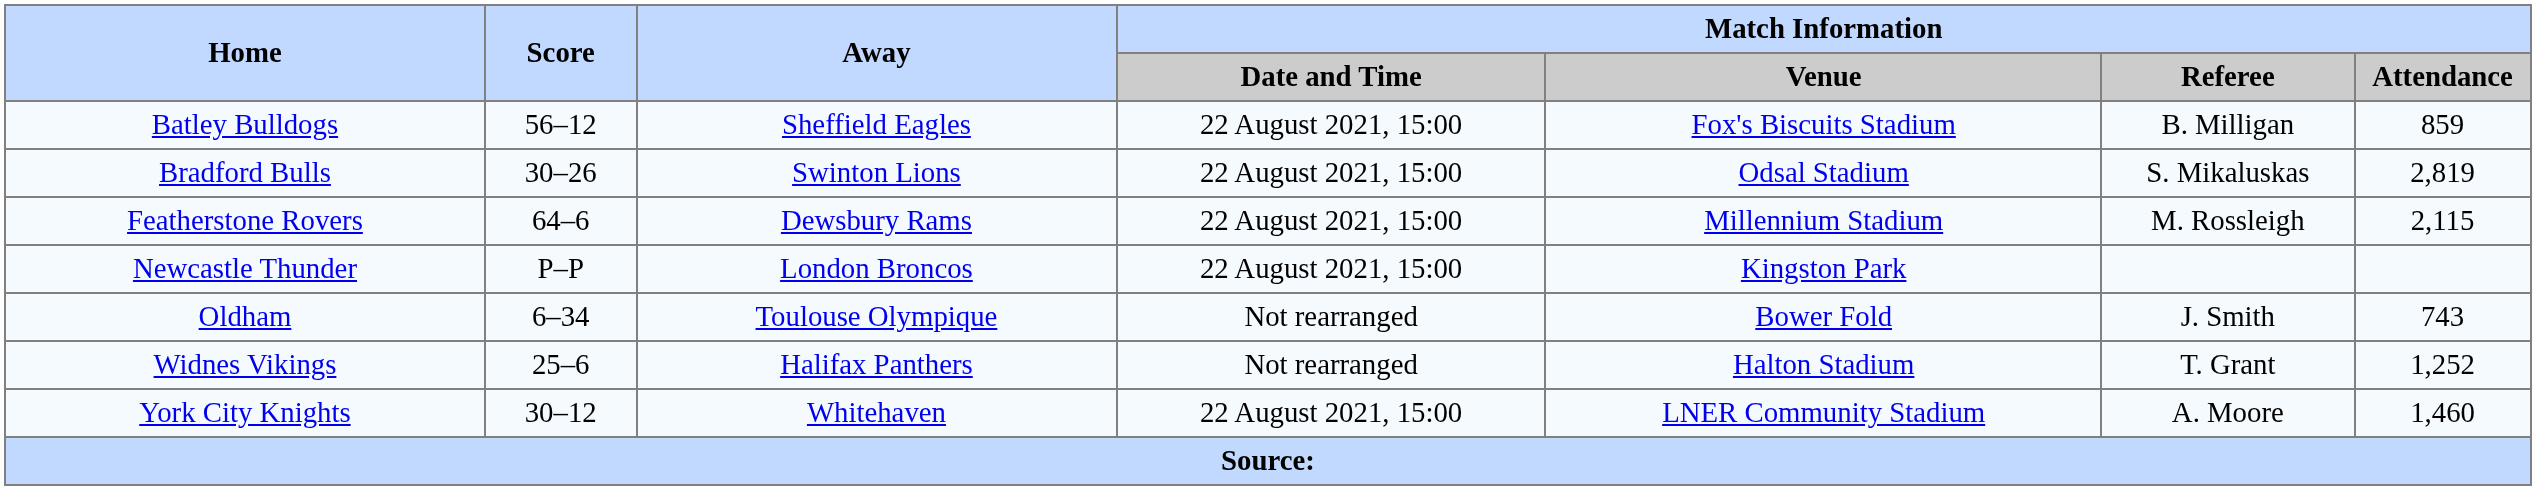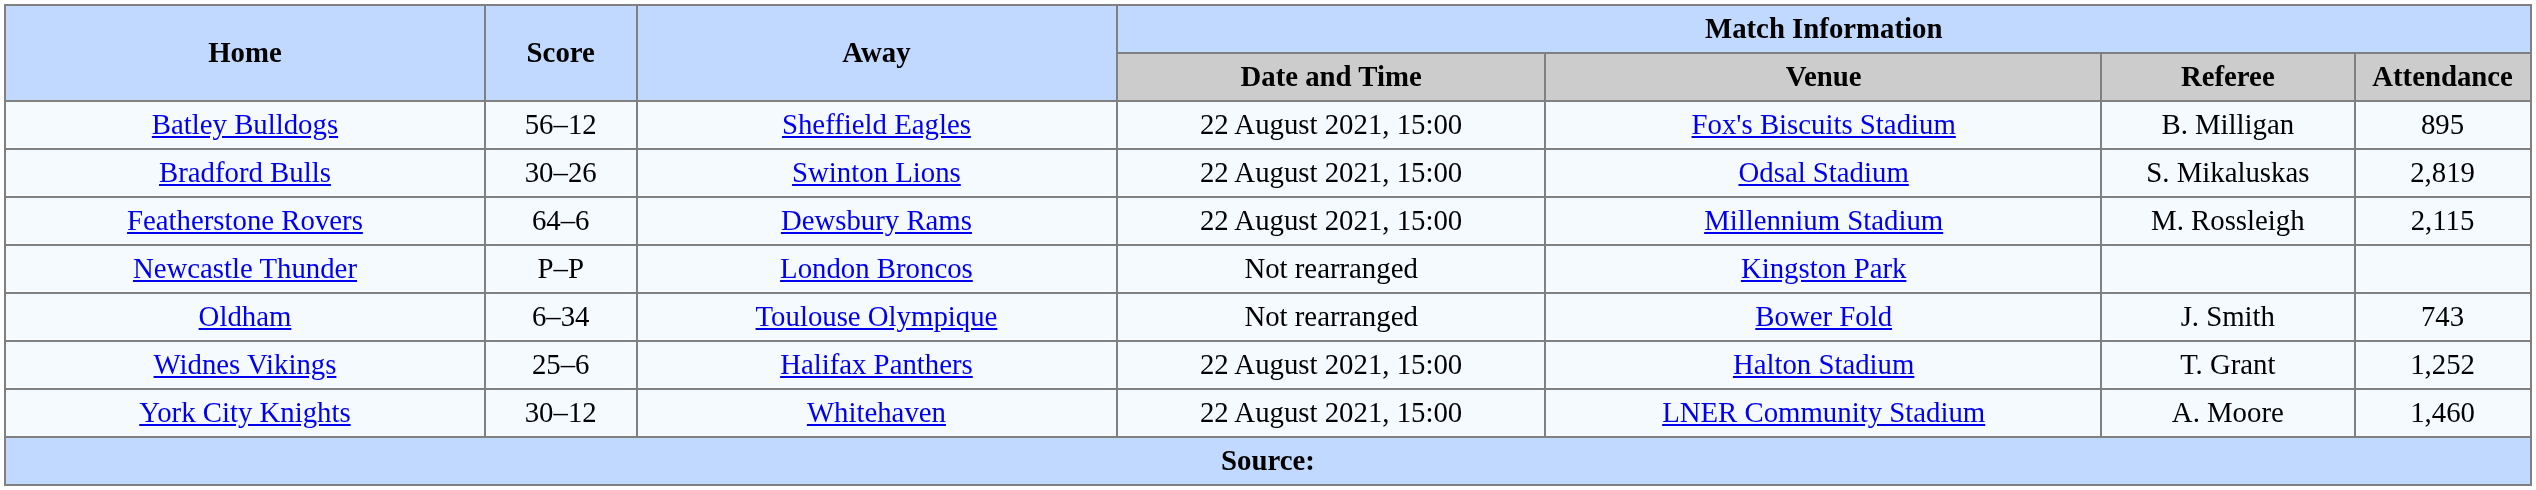(2443, 124) 859 -> (2443, 124) 895
(1331, 268) 22 August 2021, 15:00 -> (1331, 268) Not rearranged
(1331, 364) Not rearranged -> (1331, 364) 22 August 2021, 15:00
